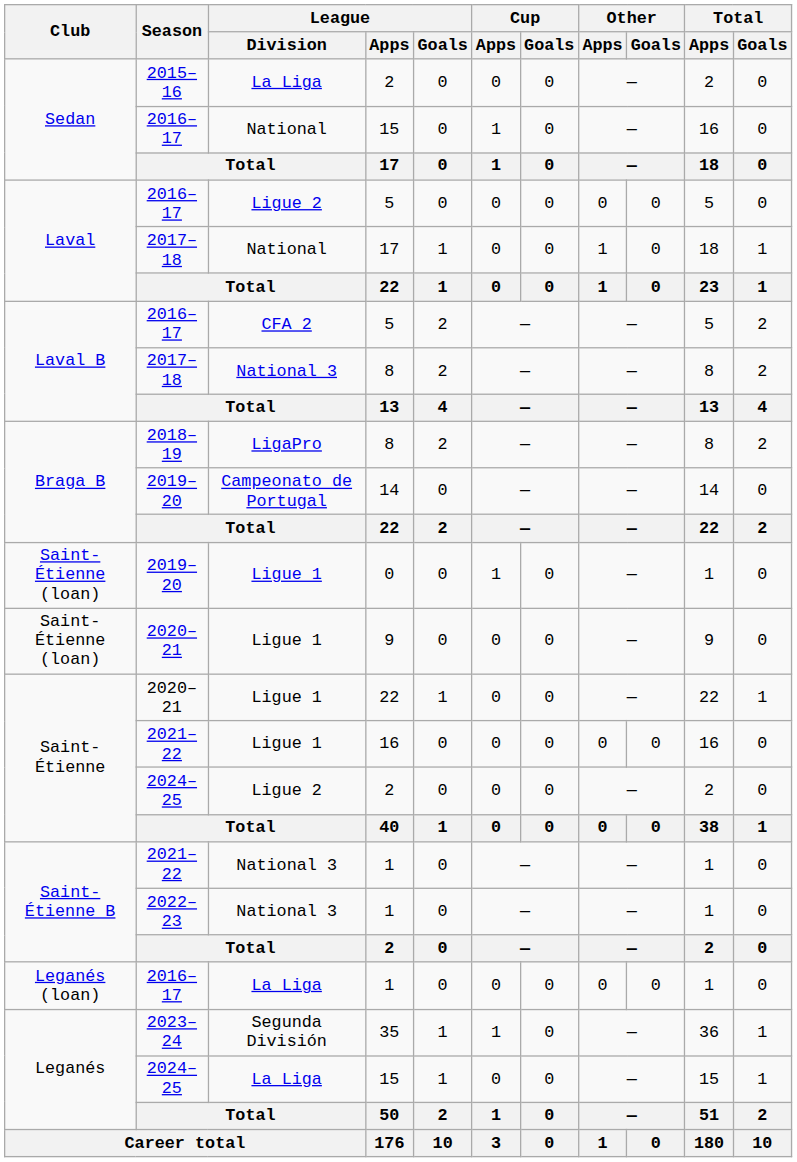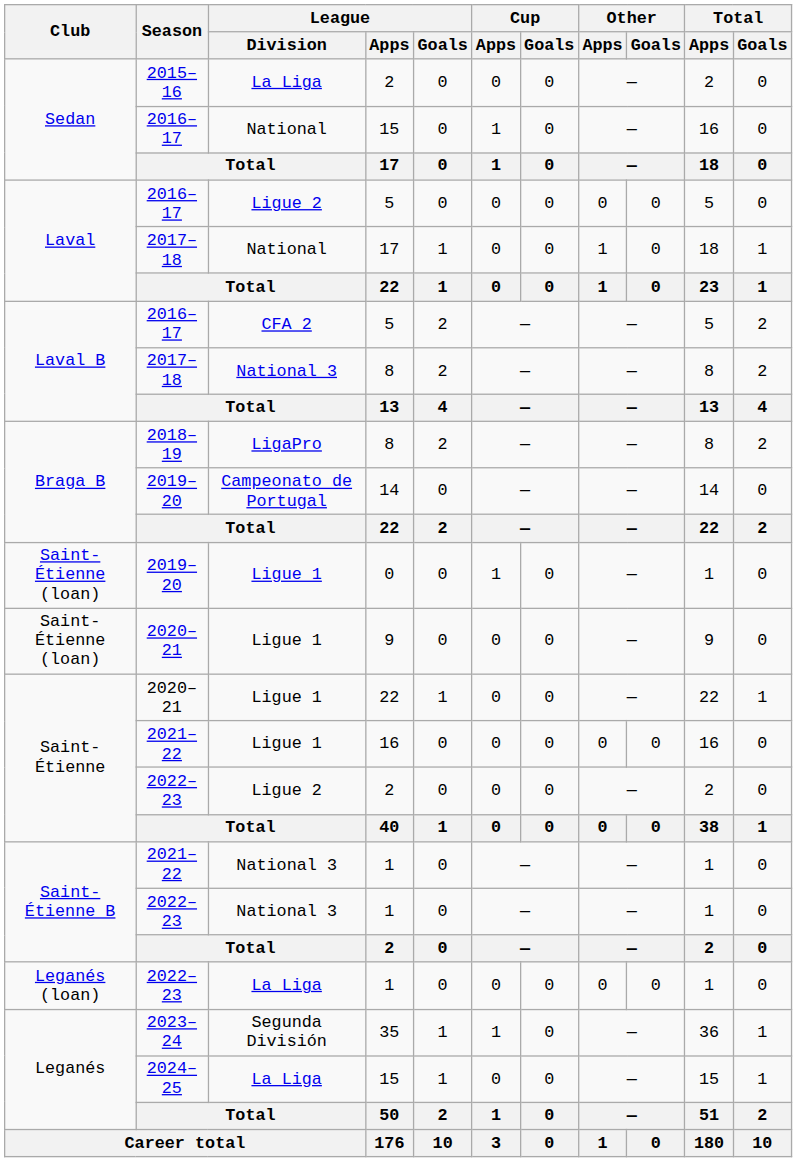(172, 791) 2024–25 -> (172, 791) 2022–23
(172, 986) 2016–17 -> (172, 986) 2022–23
